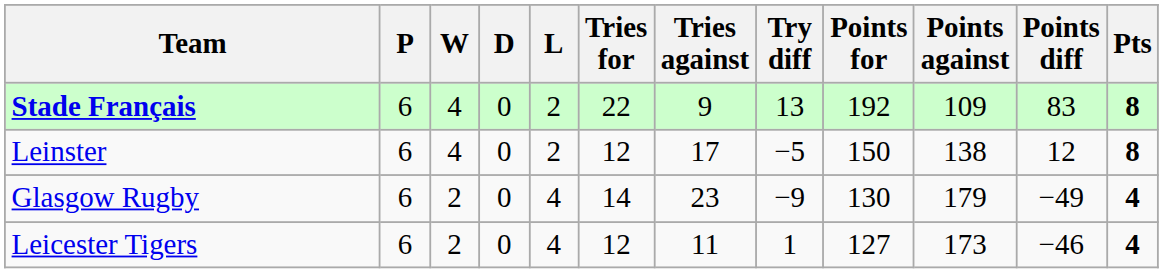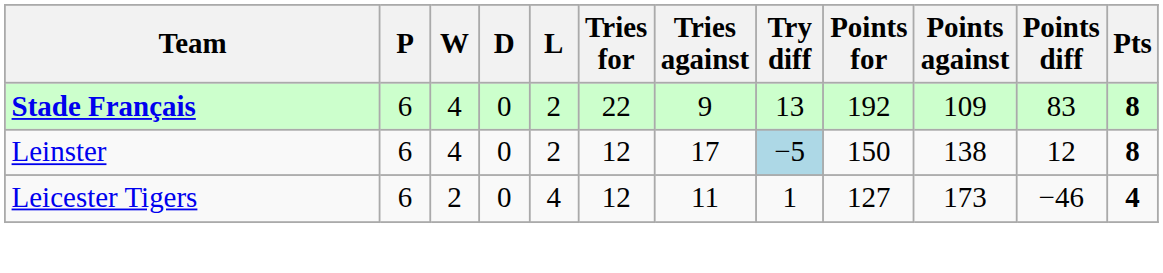(790, 151) no background -> (790, 151) lightblue background
- row: (105, 197)
